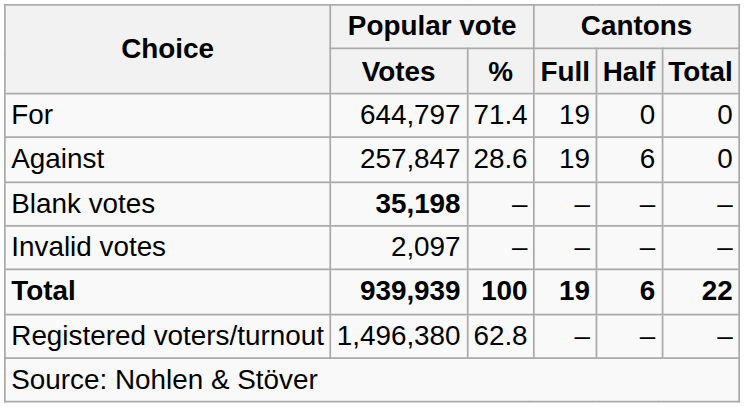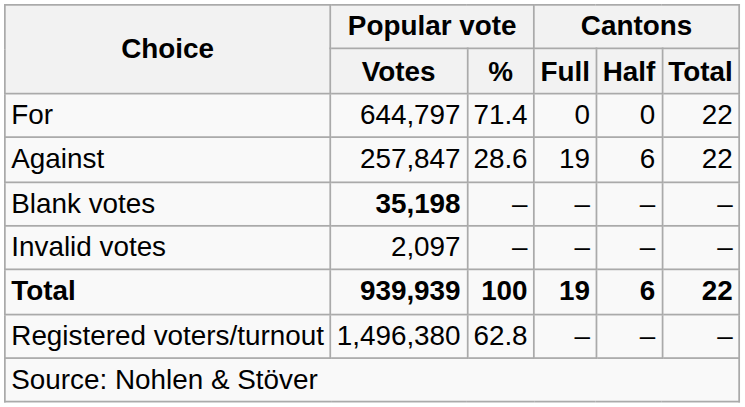(574, 114) 19 -> (582, 114) 0
(725, 114) 0 -> (717, 114) 22
(725, 159) 0 -> (717, 159) 22
